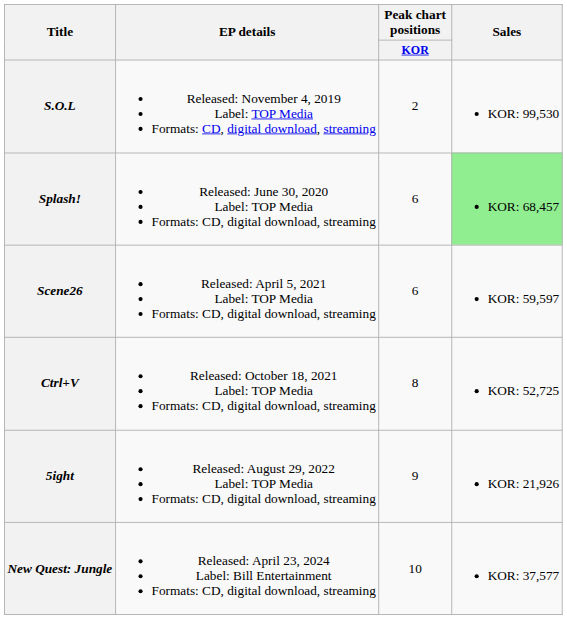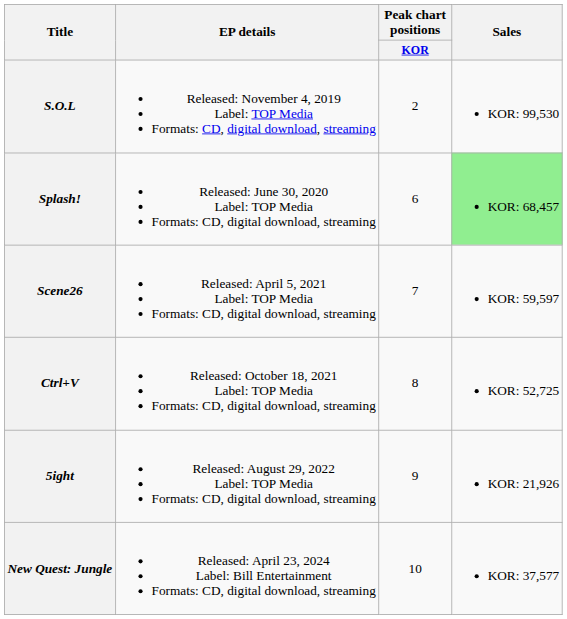(415, 291) 6 -> (415, 291) 7
